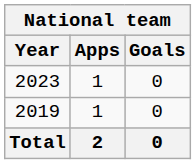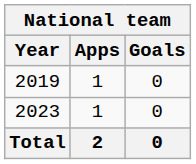rows swapped: (37, 112) <-> (37, 82)
